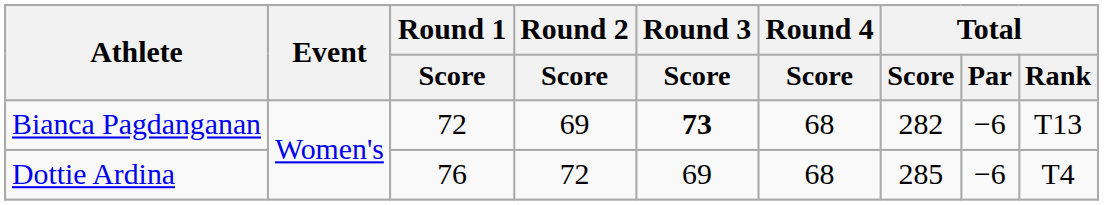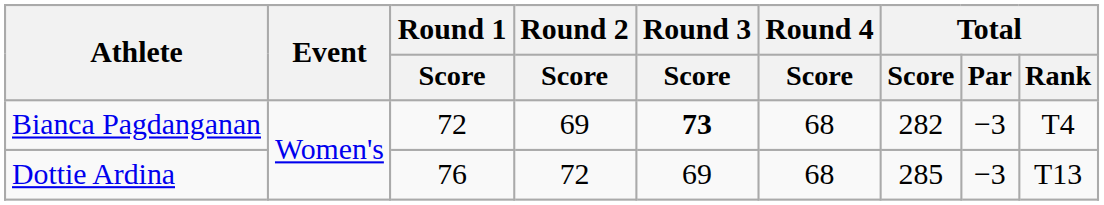(990, 125) −6 -> (990, 125) −3
(1058, 125) T13 -> (1058, 125) T4
(990, 174) −6 -> (990, 174) −3
(1058, 174) T4 -> (1058, 174) T13
